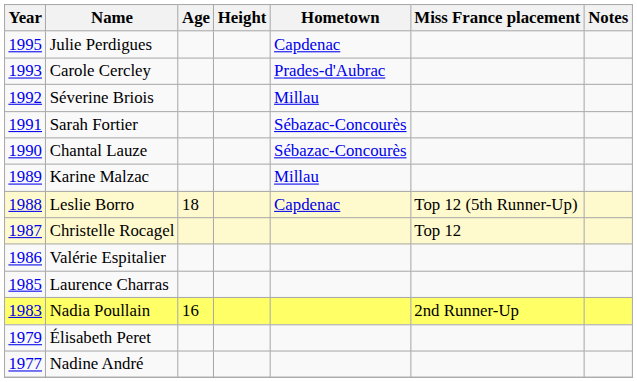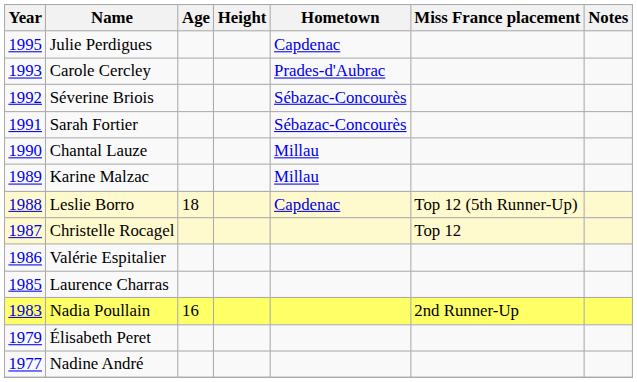(296, 97) Millau -> (340, 97) Sébazac-Concourès
(340, 151) Sébazac-Concourès -> (296, 151) Millau
